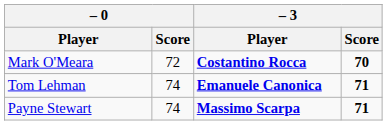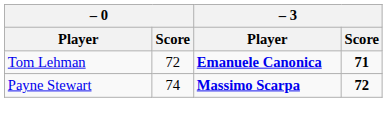- row: (51, 62)
(173, 85) 74 -> (173, 62) 72
(362, 108) 71 -> (362, 85) 72
